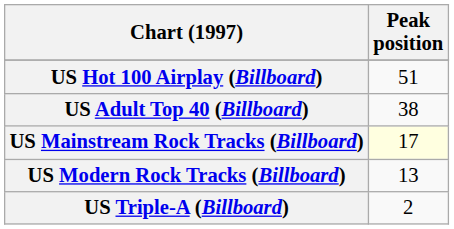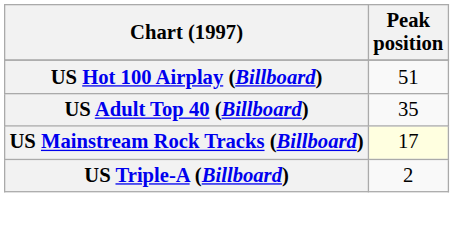(408, 109) 38 -> (408, 109) 35
- row: (187, 175)
